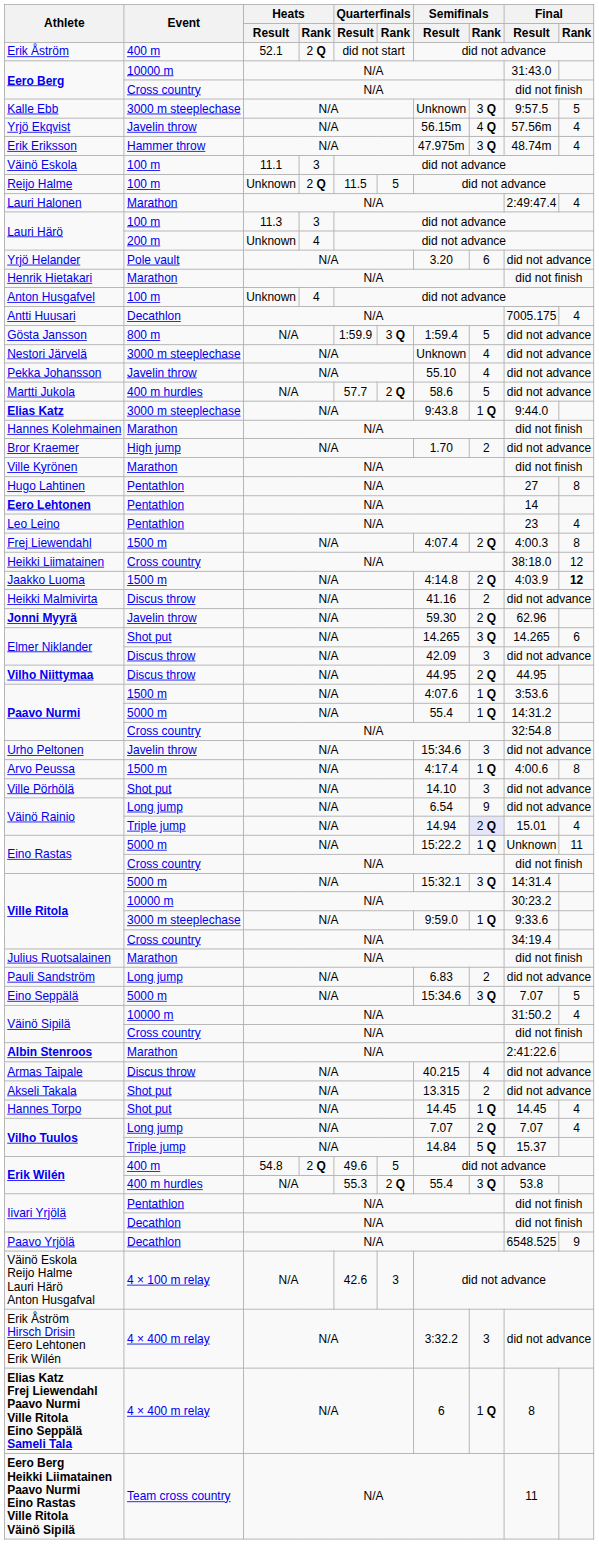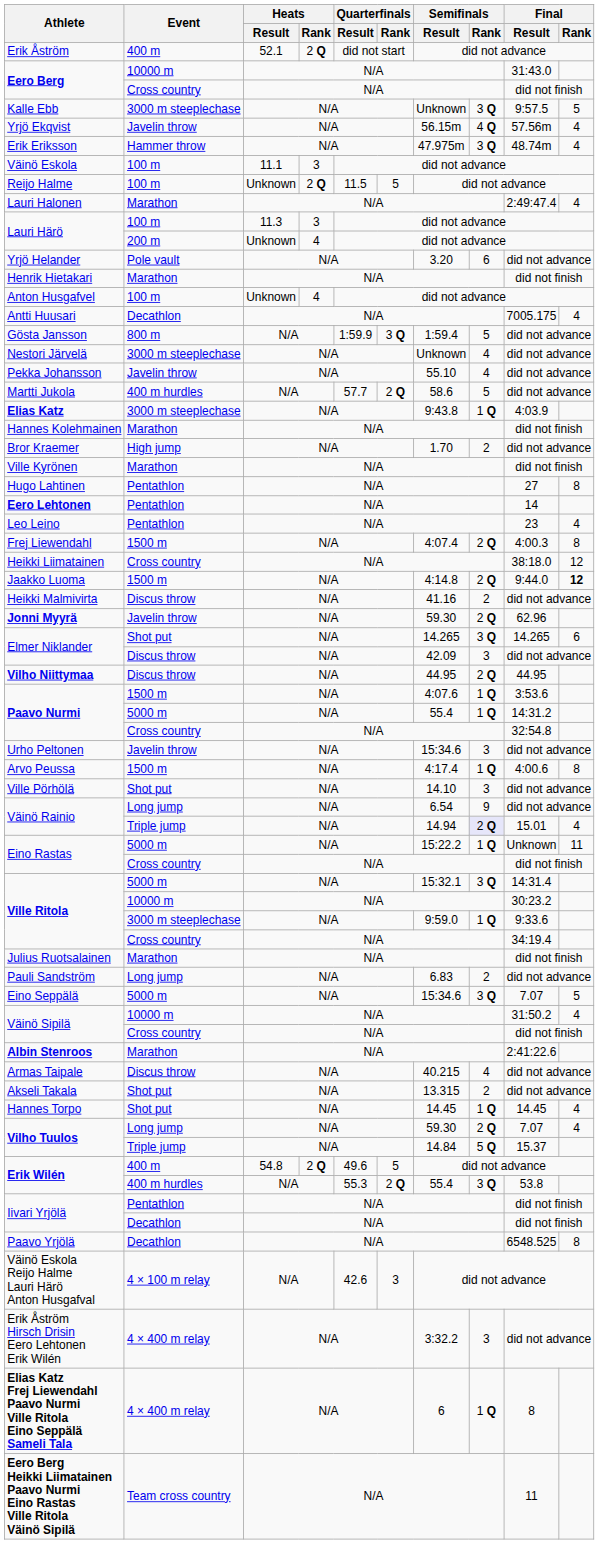(531, 411) 9:44.0 -> (531, 411) 4:03.9
(531, 581) 4:03.9 -> (531, 581) 9:44.0
(441, 1128) 7.07 -> (441, 1128) 59.30
(577, 1242) 9 -> (577, 1242) 8
